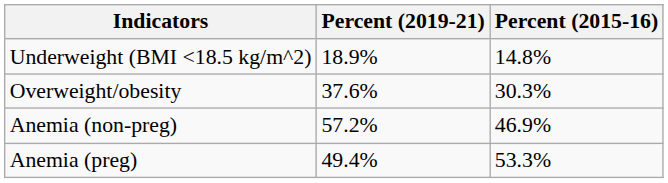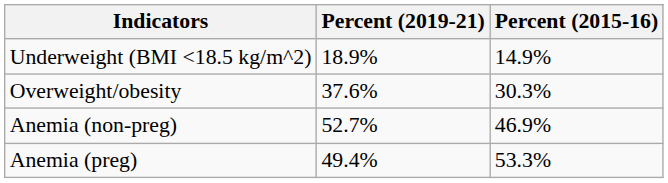(523, 56) 14.8% -> (523, 56) 14.9%
(350, 125) 57.2% -> (350, 125) 52.7%
